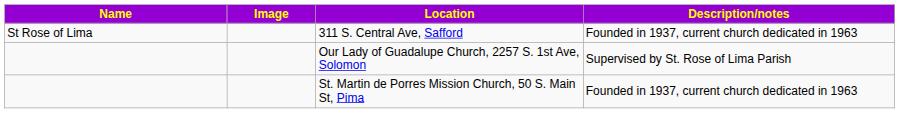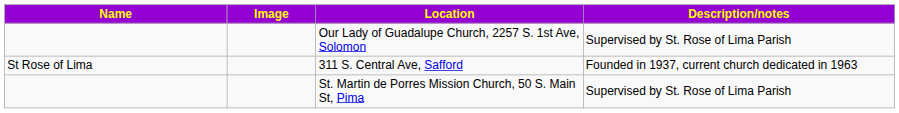rows swapped: (391, 33) <-> (449, 58)
(722, 91) Founded in 1937, current church dedicated in 1963 -> (689, 91) Supervised by St. Rose of Lima Parish
